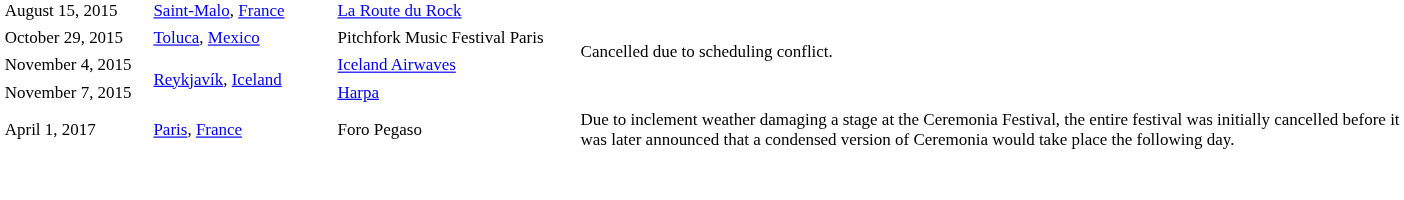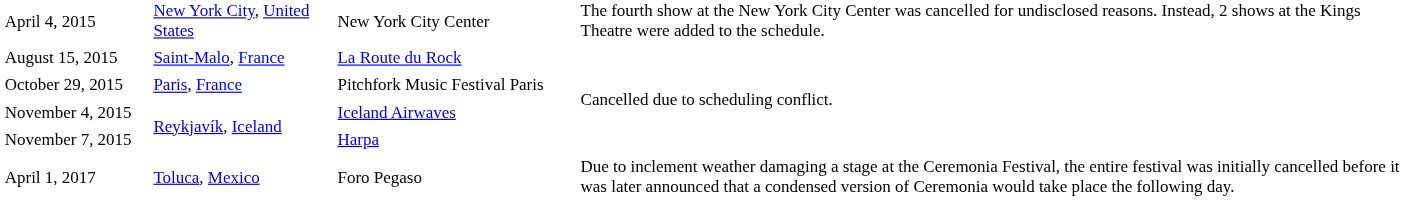+ row: (50, 20)
(207, 37) Toluca, Mexico -> (198, 85) Paris, France
(198, 129) Paris, France -> (207, 176) Toluca, Mexico
